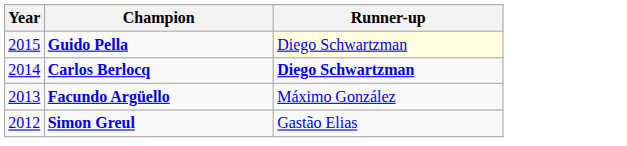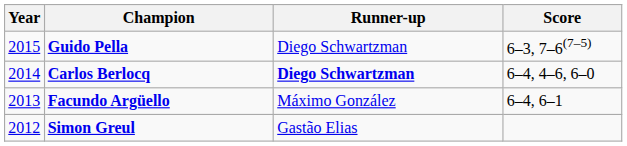+ column: (562, 18)
(342, 44) lightyellow background -> (342, 46) no background
